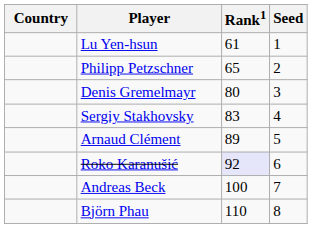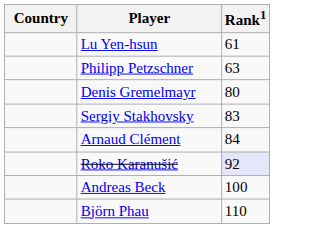- column: (288, 18)
(232, 68) 65 -> (232, 68) 63
(232, 139) 89 -> (232, 139) 84
